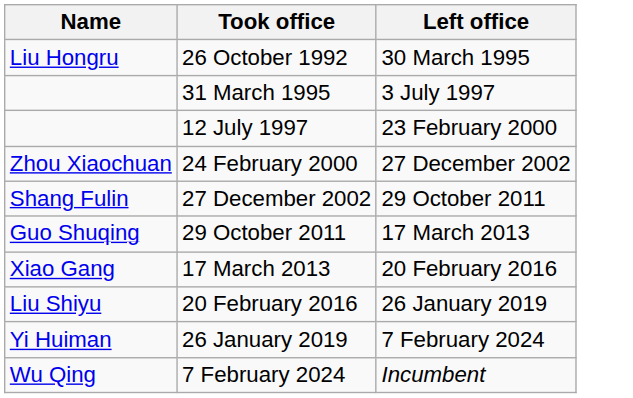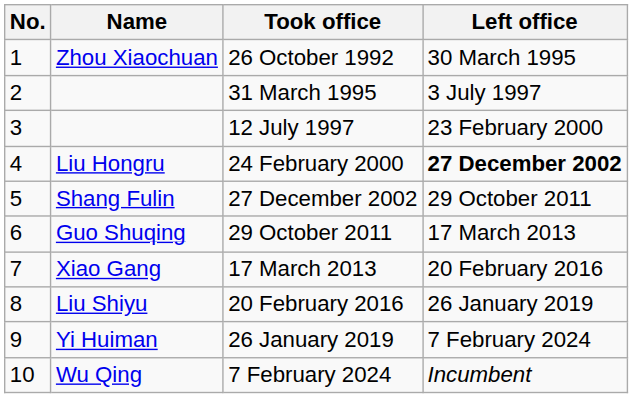+ column: (28, 22)
(64, 57) Liu Hongru -> (137, 57) Zhou Xiaochuan
(91, 163) Zhou Xiaochuan -> (110, 163) Liu Hongru
(476, 163) normal -> (525, 163) bold
